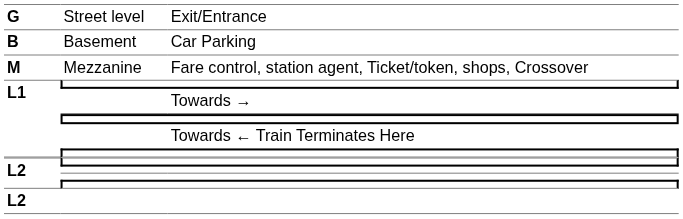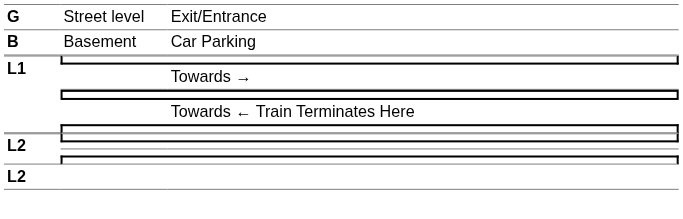- row: (14, 67)
